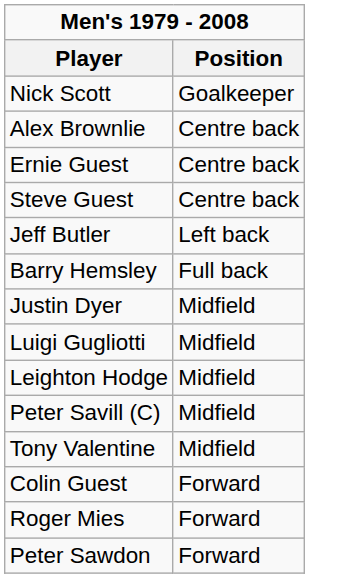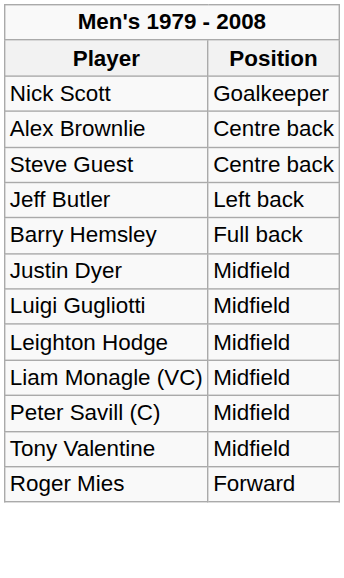- row: (69, 164)
+ row: (106, 377)
- row: (68, 484)
- row: (80, 555)
